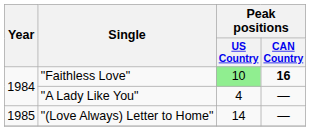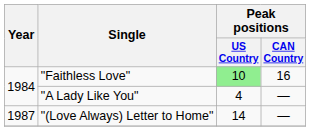(283, 76) bold -> (283, 76) normal
(21, 116) 1985 -> (21, 116) 1987
